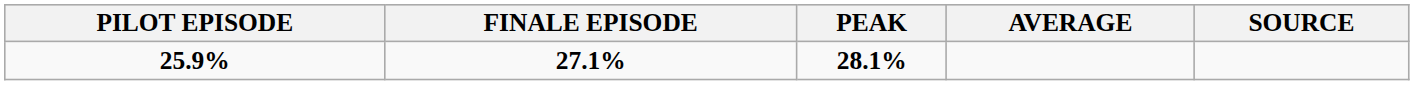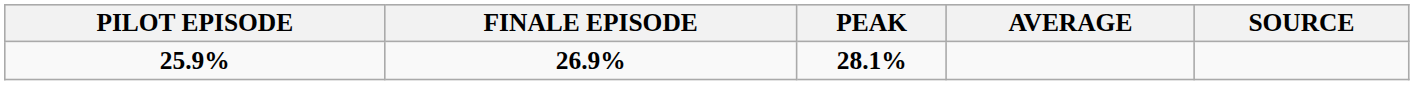(591, 60) 27.1% -> (591, 60) 26.9%
